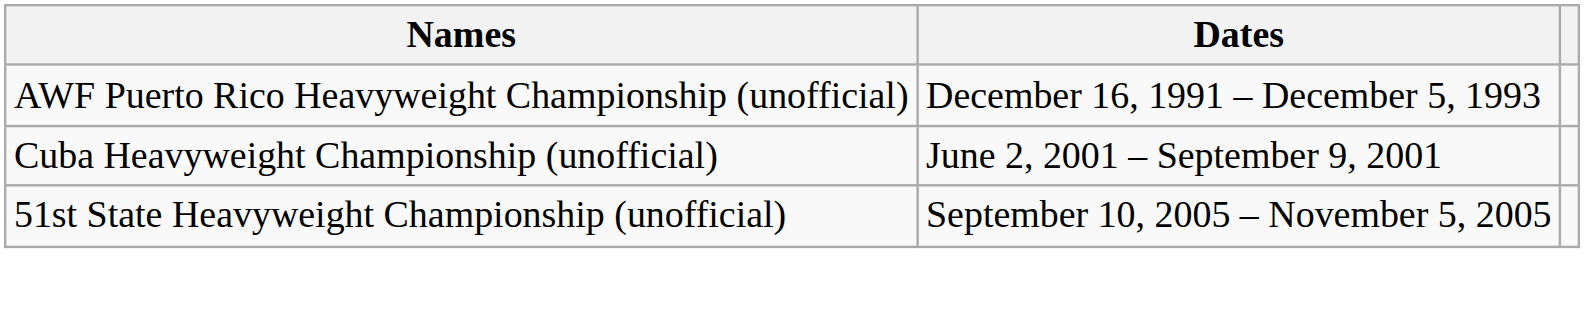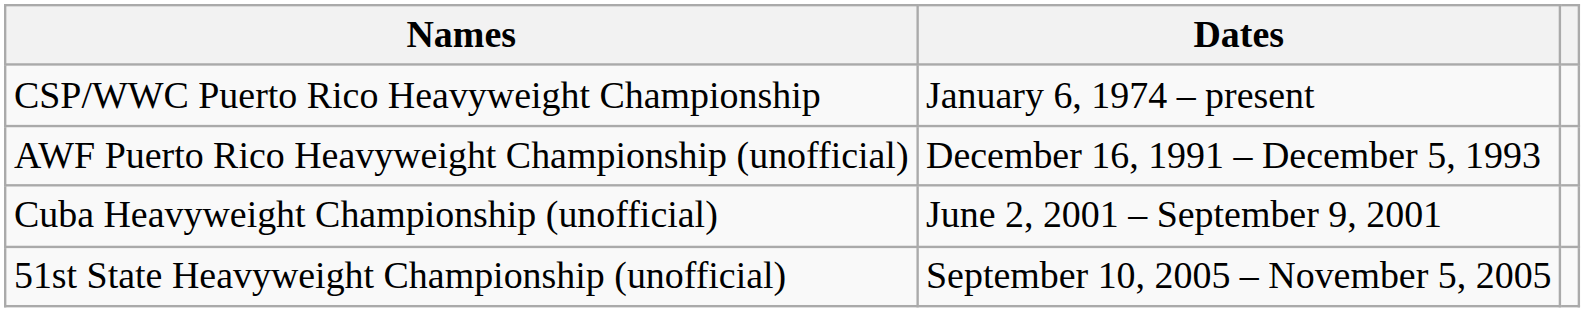+ row: (417, 94)
